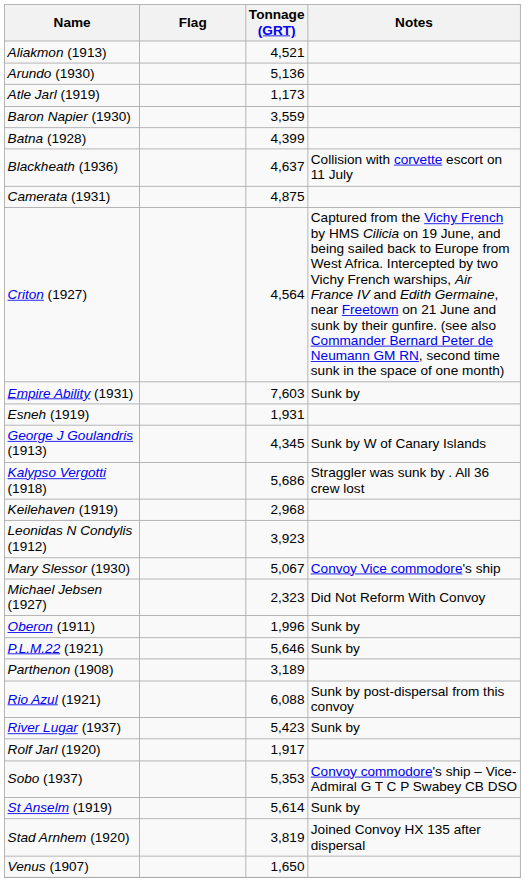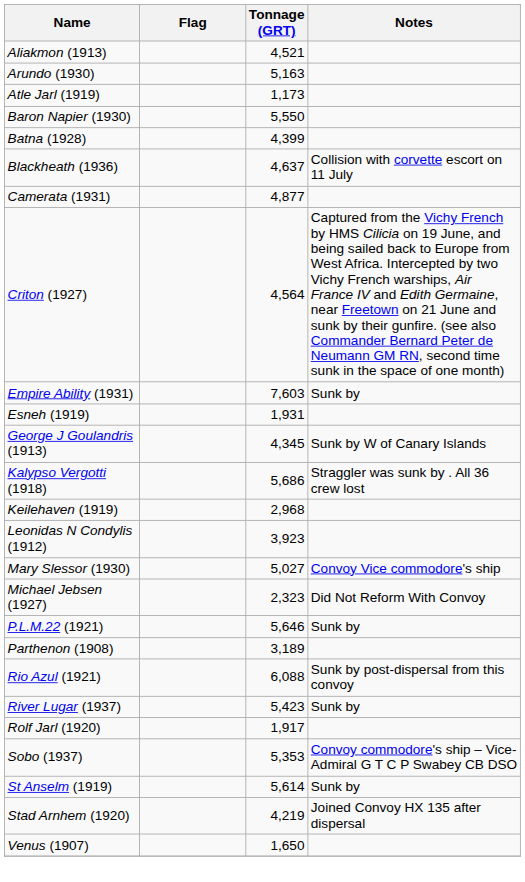(287, 73) 5,136 -> (287, 73) 5,163
(287, 116) 3,559 -> (287, 116) 5,550
(287, 196) 4,875 -> (287, 196) 4,877
(287, 568) 5,067 -> (287, 568) 5,027
- row: (51, 626)
(287, 837) 3,819 -> (287, 815) 4,219
